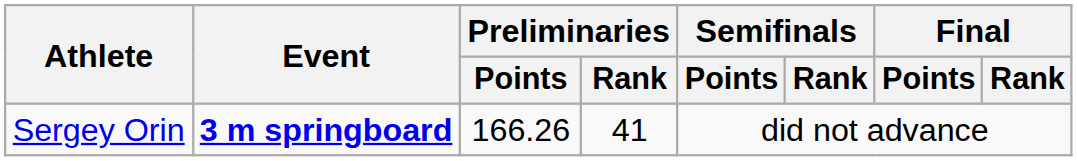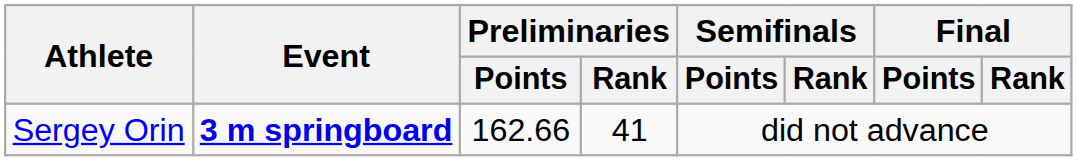(521, 130) 166.26 -> (521, 130) 162.66
